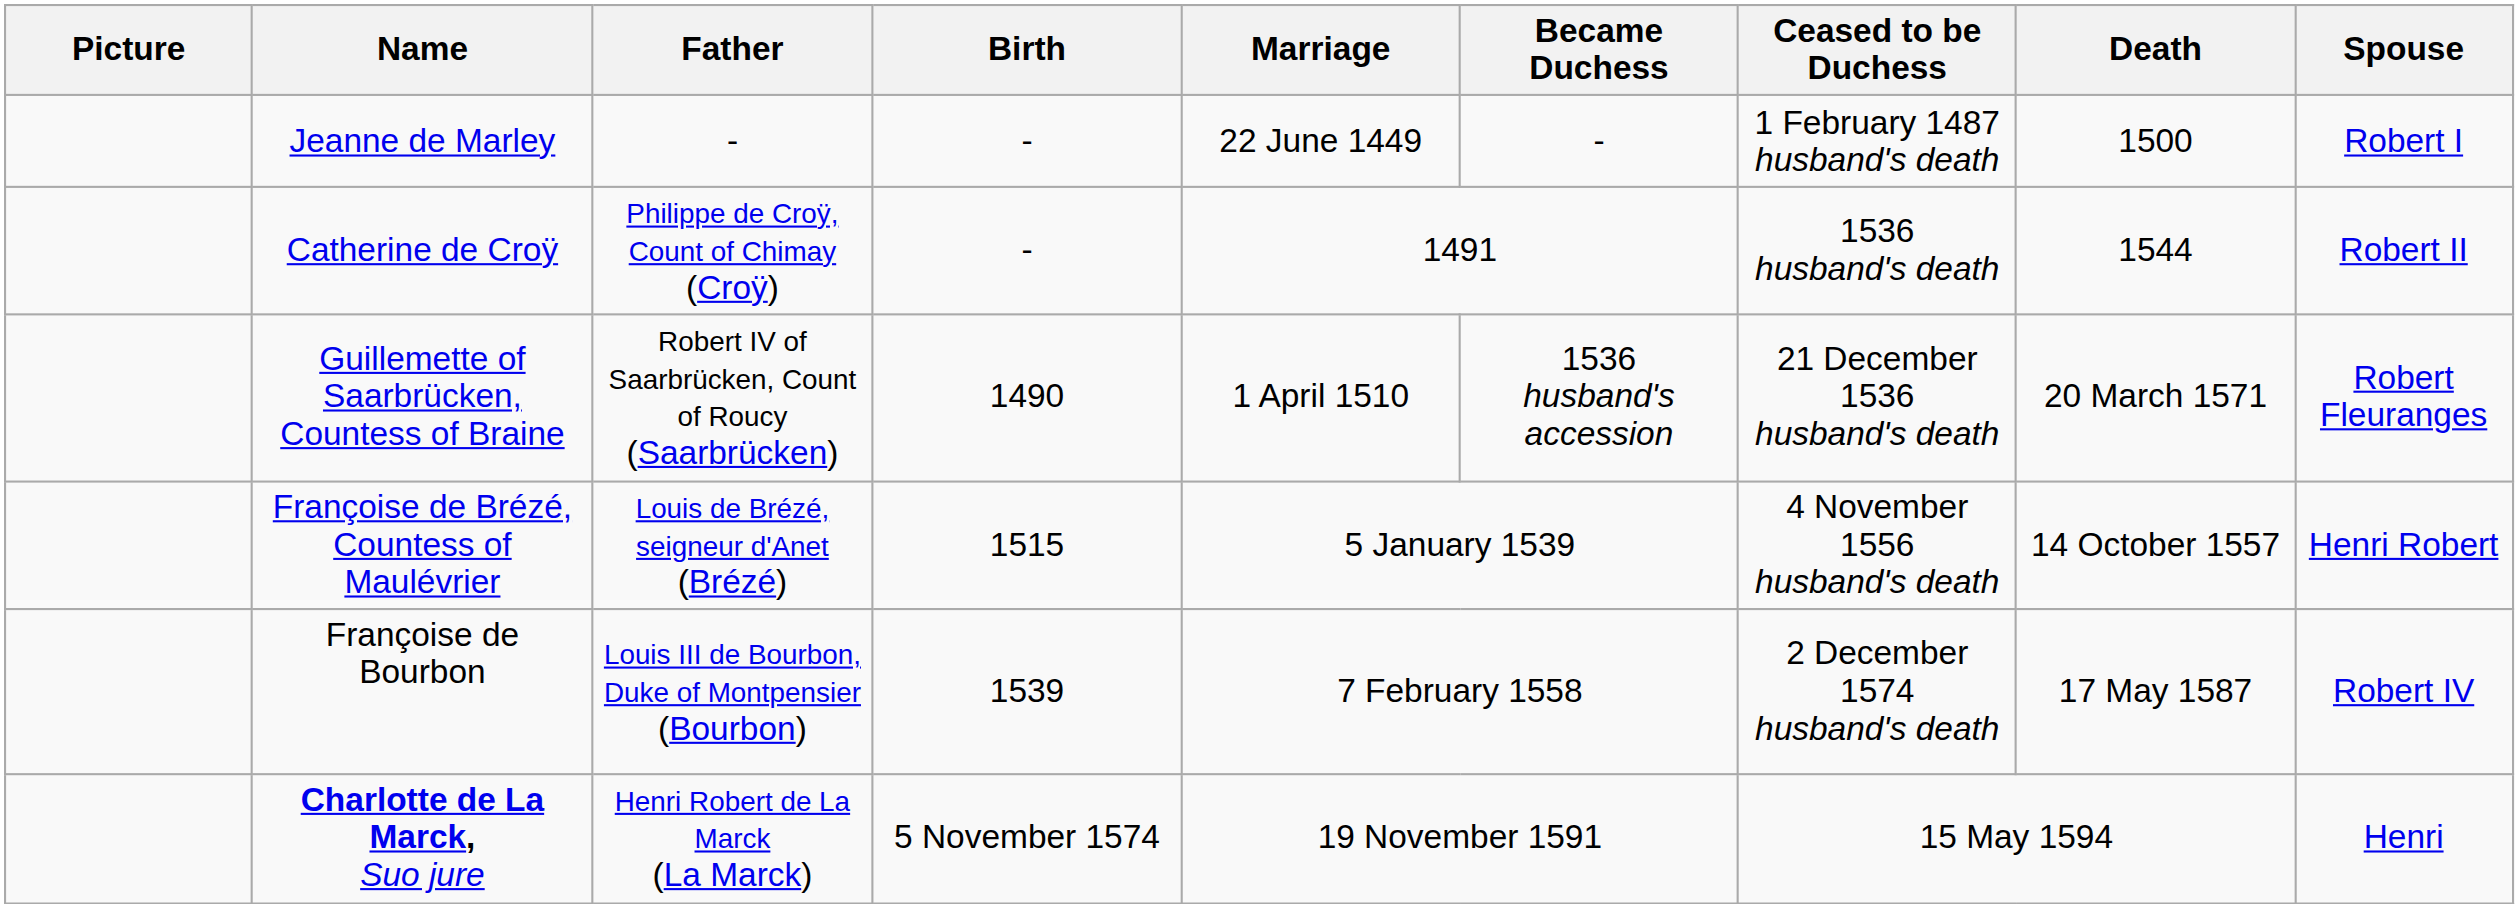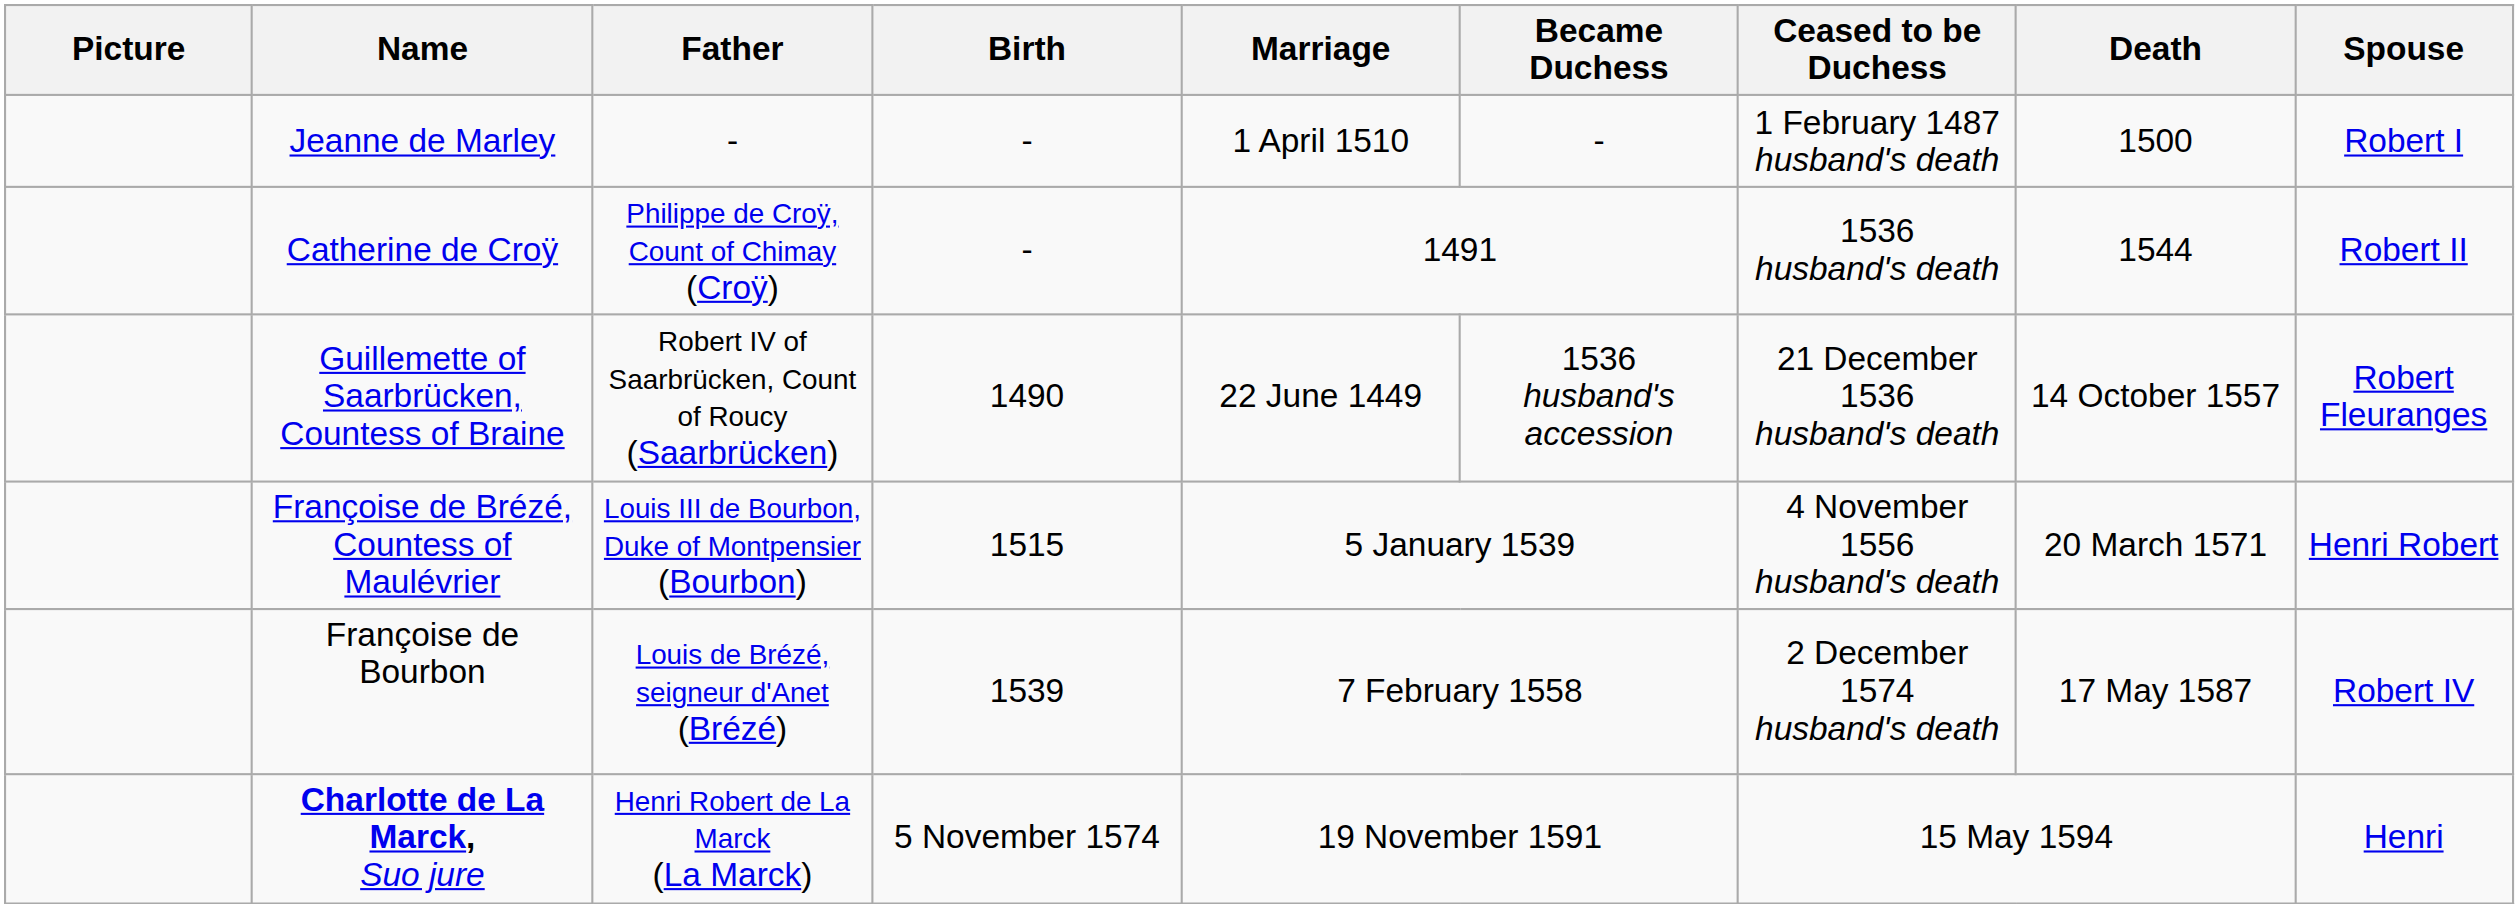(1321, 140) 22 June 1449 -> (1321, 140) 1 April 1510
(1321, 397) 1 April 1510 -> (1321, 397) 22 June 1449
(2156, 397) 20 March 1571 -> (2156, 397) 14 October 1557
(732, 546) Louis de Brézé, seigneur d'Anet (Brézé) -> (732, 546) Louis III de Bourbon, Duke of Montpensier (Bourbon)
(2156, 544) 14 October 1557 -> (2156, 544) 20 March 1571
(732, 693) Louis III de Bourbon, Duke of Montpensier (Bourbon) -> (732, 693) Louis de Brézé, seigneur d'Anet (Brézé)
